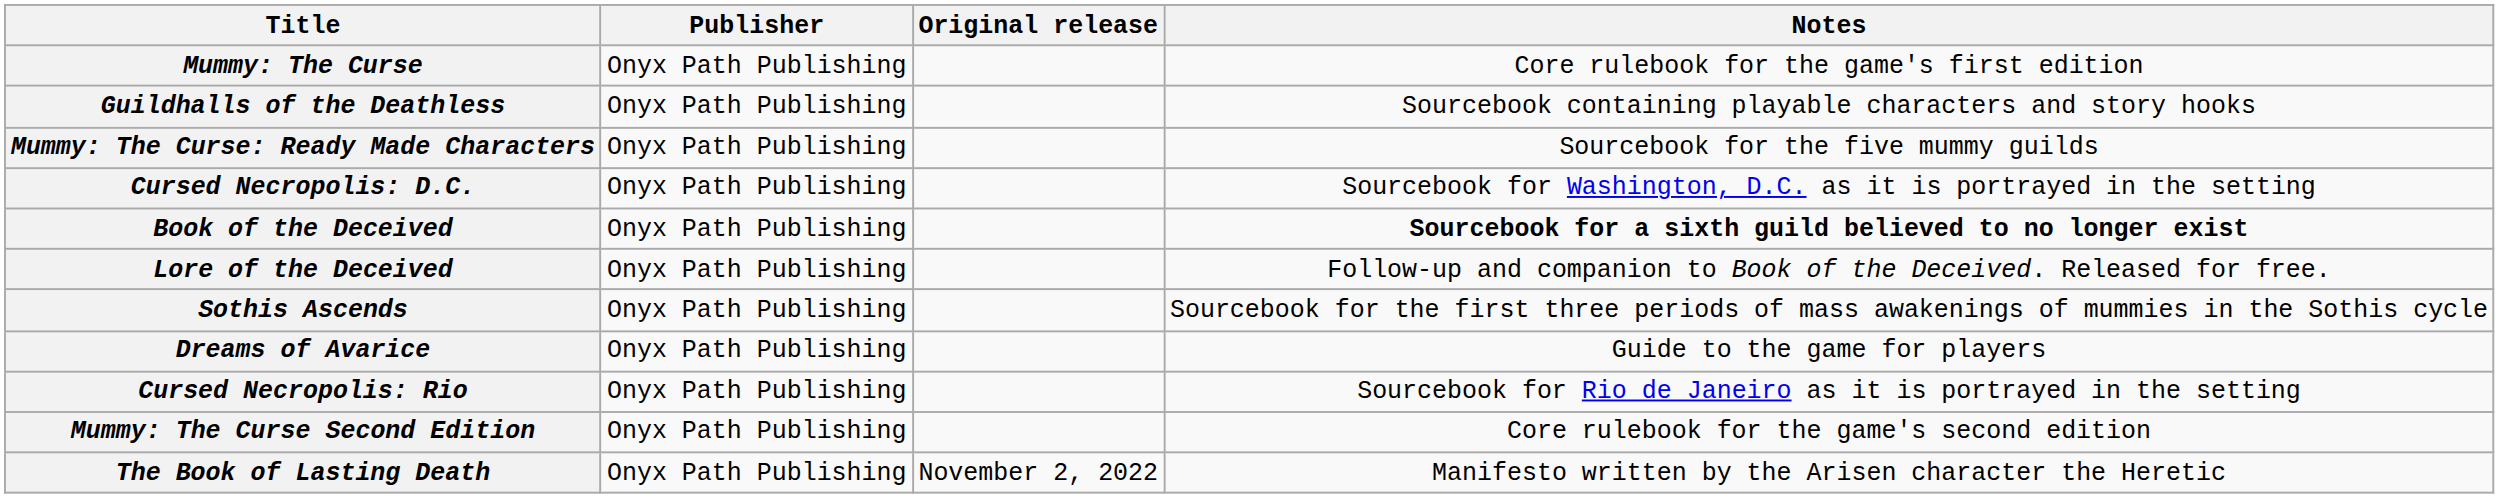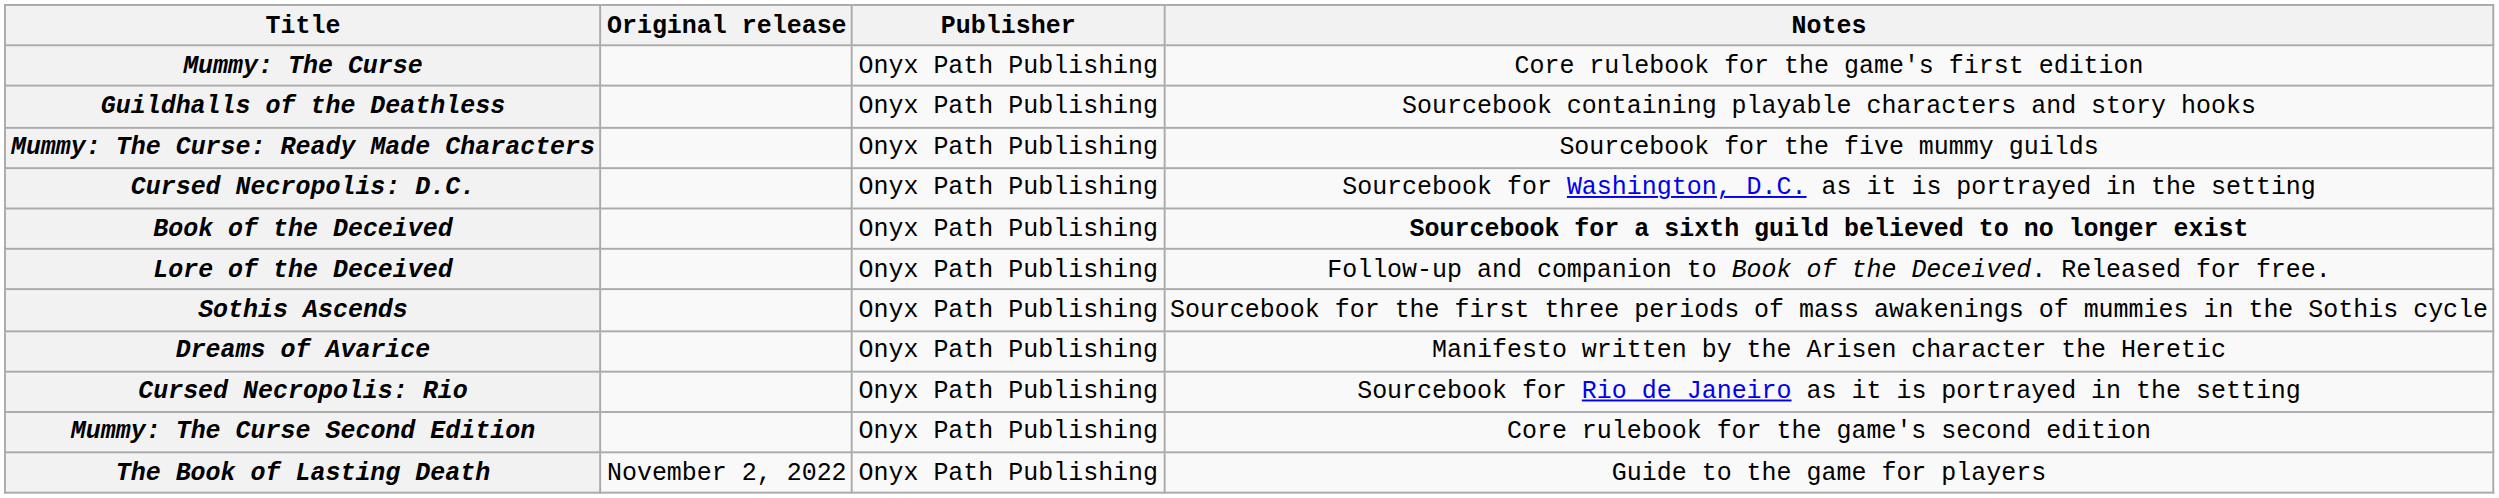columns swapped: (1038, 25) <-> (757, 25)
(1829, 351) Guide to the game for players -> (1829, 351) Manifesto written by the Arisen character the Heretic
(1829, 473) Manifesto written by the Arisen character the Heretic -> (1829, 473) Guide to the game for players
